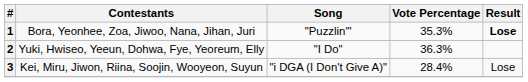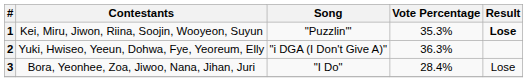(141, 31) Bora, Yeonhee, Zoa, Jiwoo, Nana, Jihan, Juri -> (141, 31) Kei, Miru, Jiwon, Riina, Soojin, Wooyeon, Suyun
(328, 49) "I Do" -> (328, 49) "i DGA (I Don't Give A)"
(141, 67) Kei, Miru, Jiwon, Riina, Soojin, Wooyeon, Suyun -> (141, 67) Bora, Yeonhee, Zoa, Jiwoo, Nana, Jihan, Juri
(328, 67) "i DGA (I Don't Give A)" -> (328, 67) "I Do"
